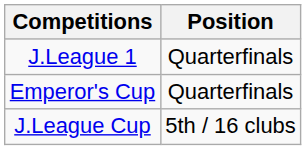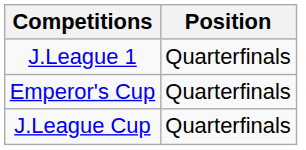(231, 126) 5th / 16 clubs -> (228, 126) Quarterfinals
